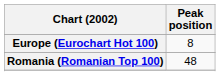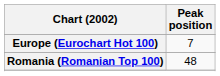(190, 43) 8 -> (190, 43) 7
